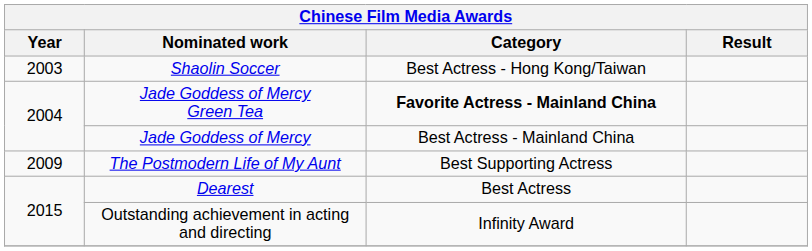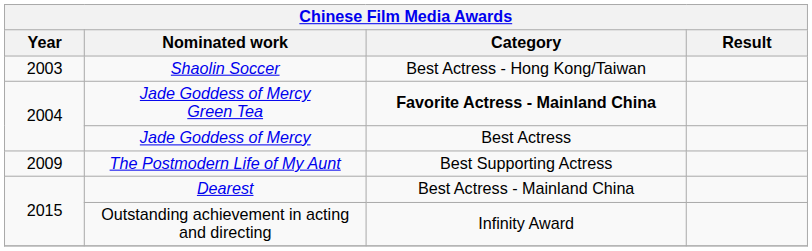(526, 138) Best Actress - Mainland China -> (526, 138) Best Actress
(526, 189) Best Actress -> (526, 189) Best Actress - Mainland China
